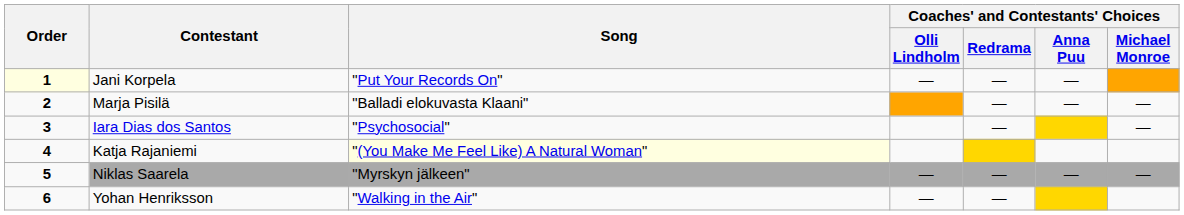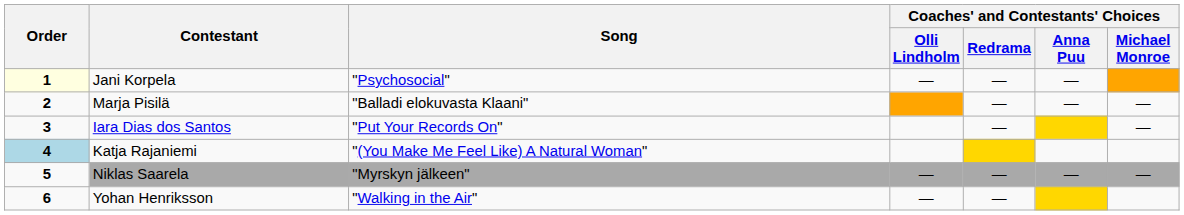(427, 80) "Put Your Records On" -> (401, 80) "Psychosocial"
(401, 127) "Psychosocial" -> (427, 127) "Put Your Records On"
(47, 151) no background -> (47, 151) lightblue background
(500, 151) lightyellow background -> (500, 151) no background
